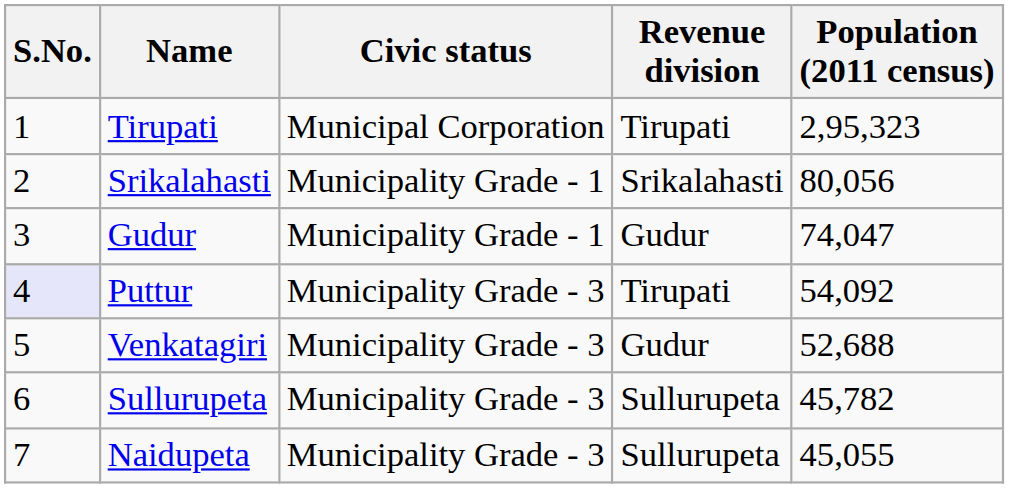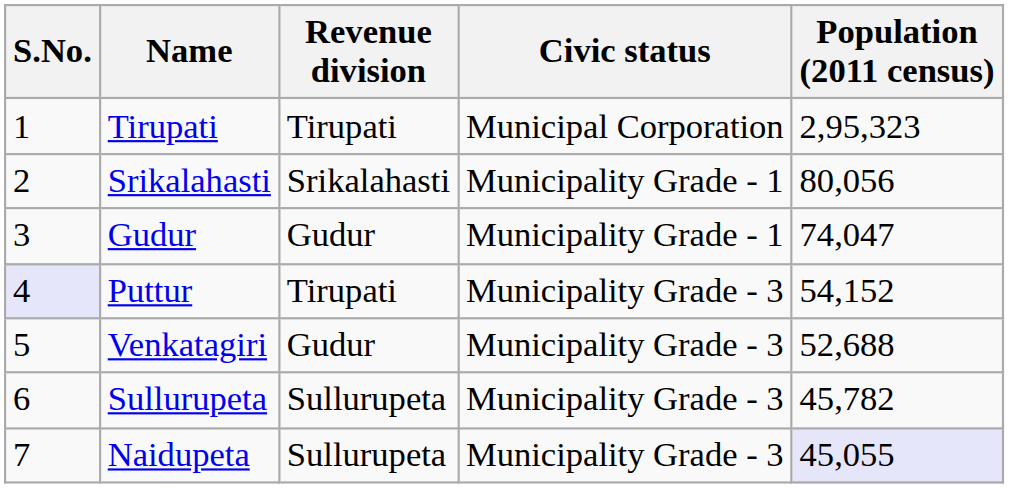columns swapped: (446, 51) <-> (702, 51)
(847, 290) 54,092 -> (847, 290) 54,152
(847, 454) no background -> (847, 454) lavender background
